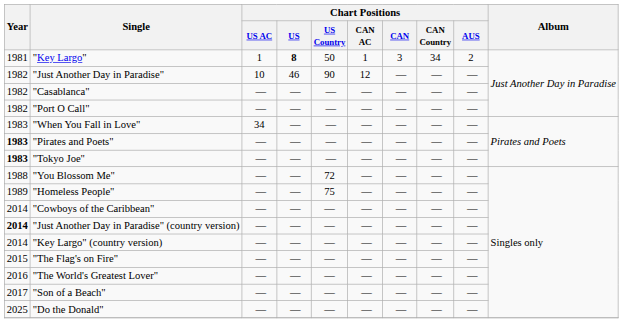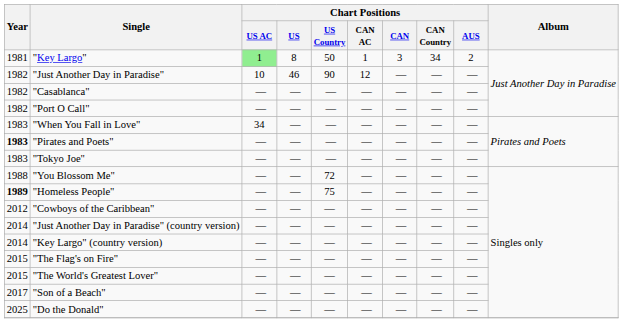(259, 58) no background -> (259, 58) lightgreen background
(294, 58) bold -> (294, 58) normal
(17, 158) bold -> (17, 158) normal
(17, 192) normal -> (17, 192) bold
(17, 208) 2014 -> (17, 208) 2012
(17, 225) bold -> (17, 225) normal
(17, 275) 2016 -> (17, 275) 2015
